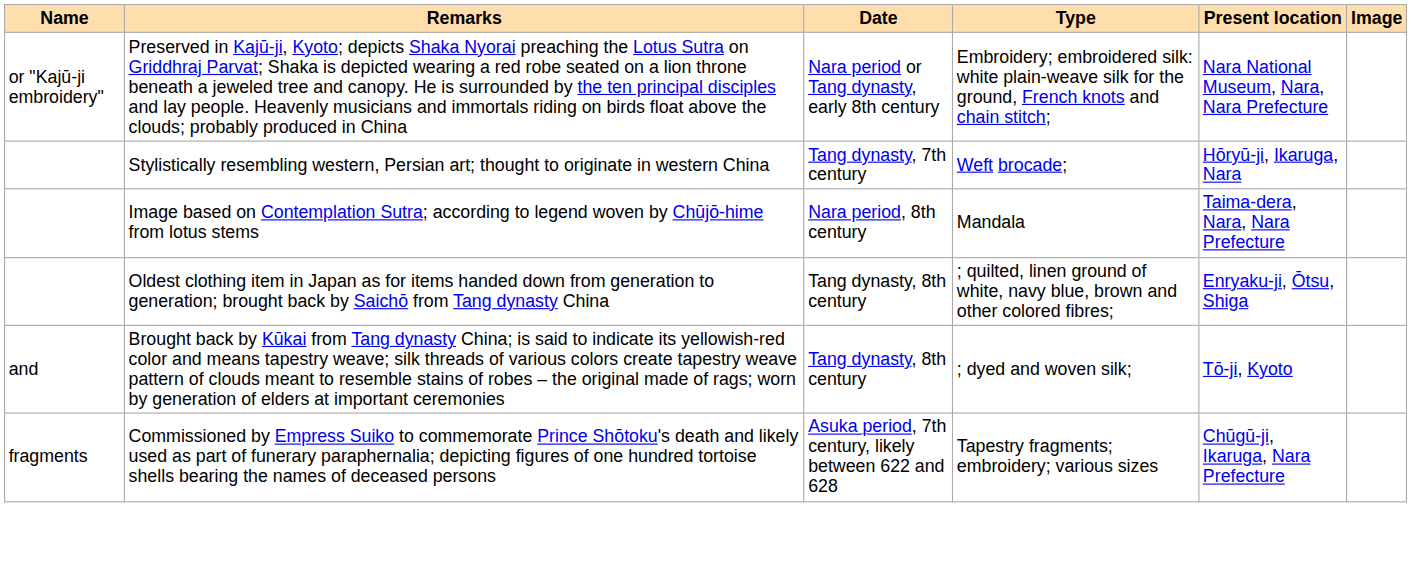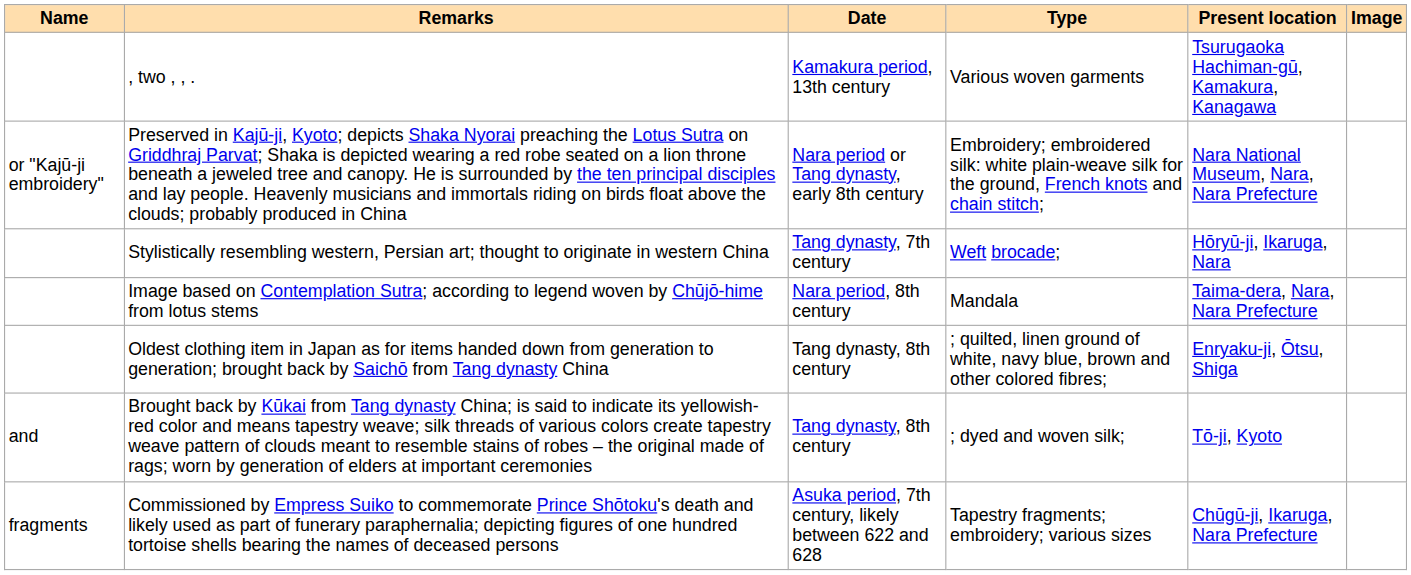+ row: (162, 76)
